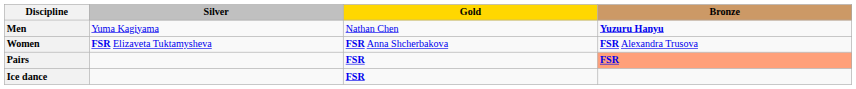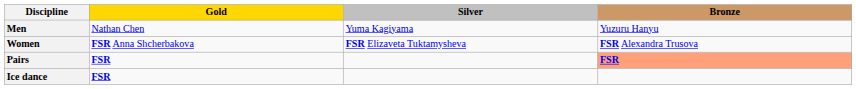columns swapped: (470, 12) <-> (216, 12)
(632, 28) bold -> (629, 28) normal
